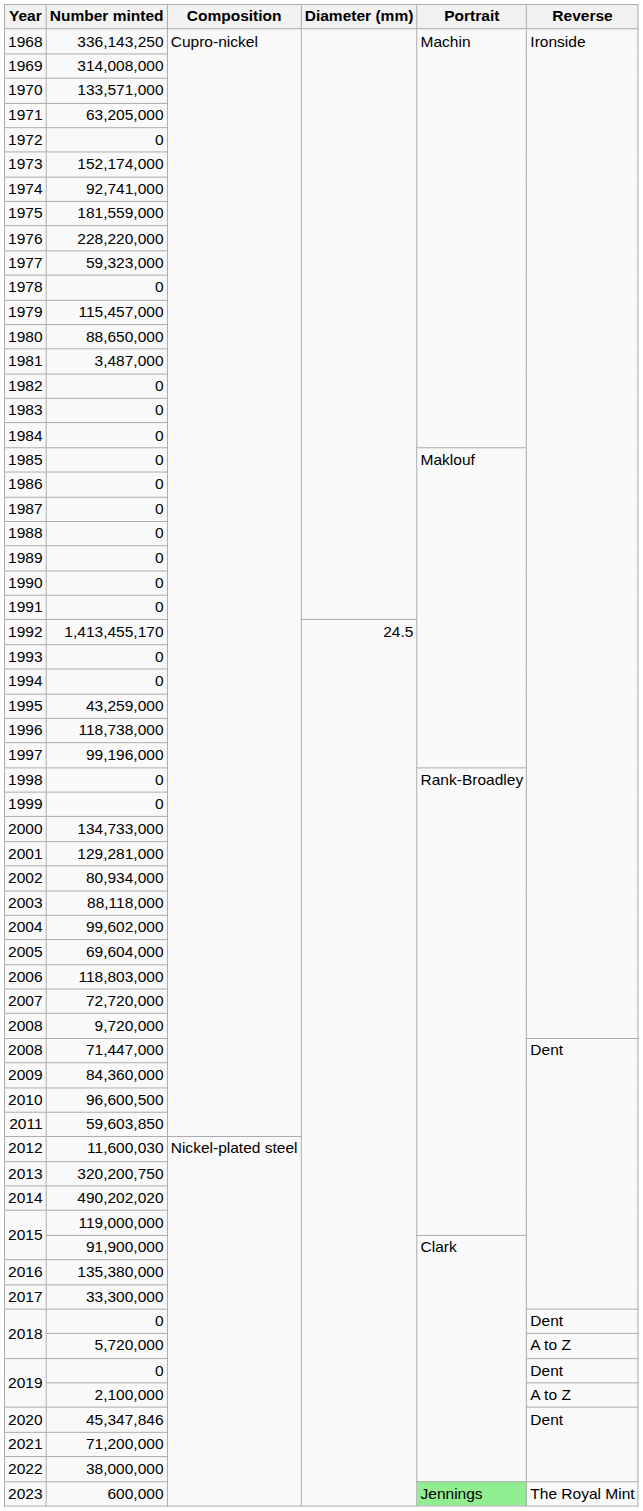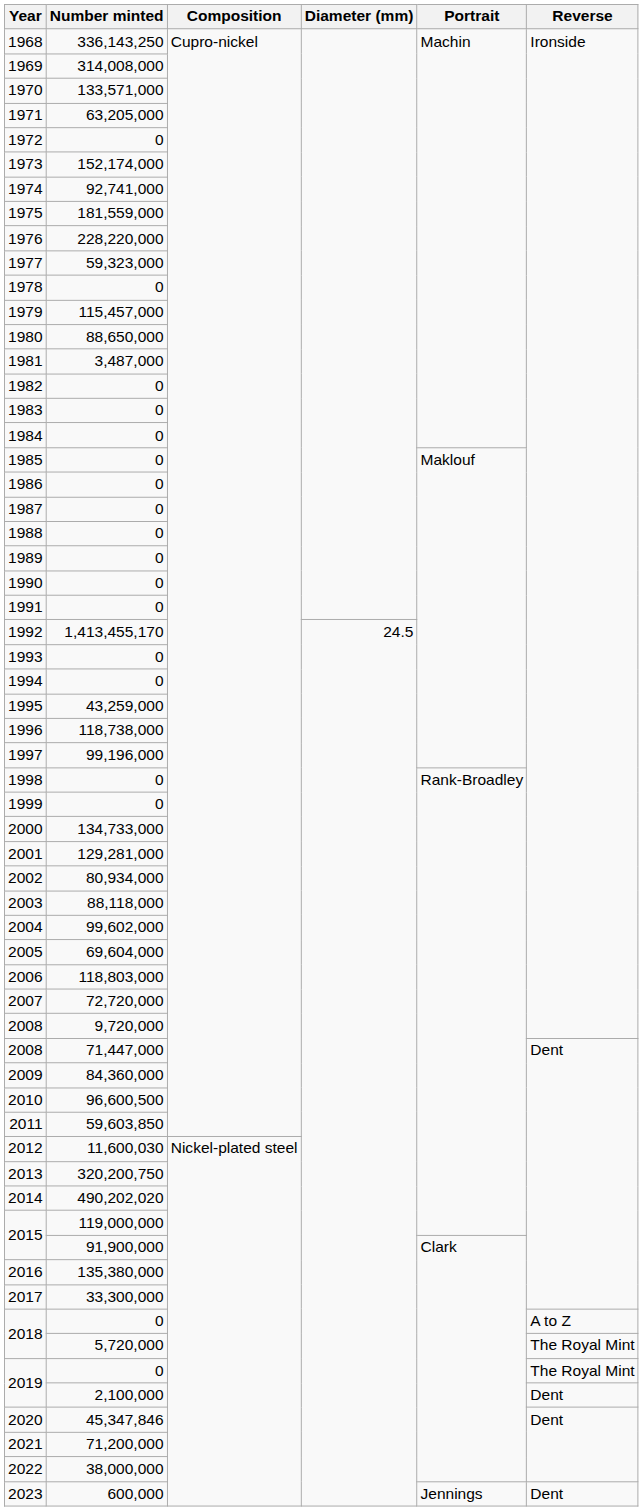(547, 1321) Dent -> (551, 1321) A to Z
(551, 1345) A to Z -> (582, 1345) The Royal Mint
(547, 1370) Dent -> (582, 1370) The Royal Mint
(551, 1395) A to Z -> (547, 1395) Dent
(452, 1493) lightgreen background -> (452, 1493) no background
(582, 1493) The Royal Mint -> (547, 1493) Dent
